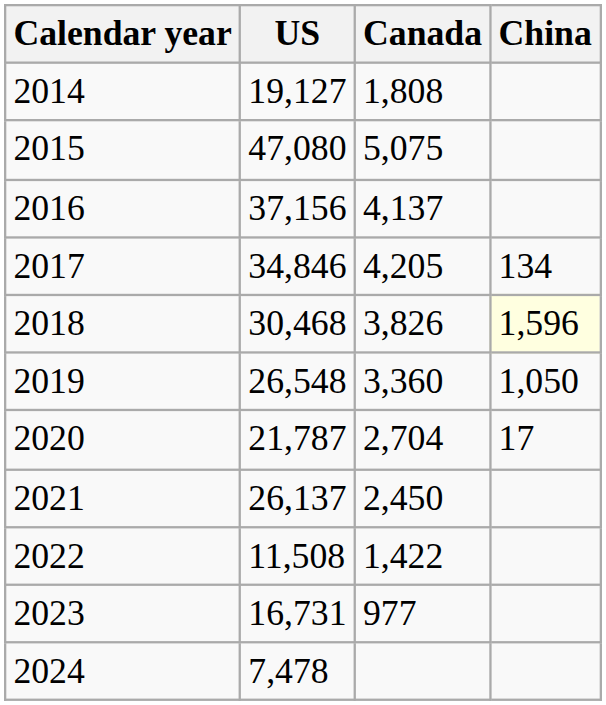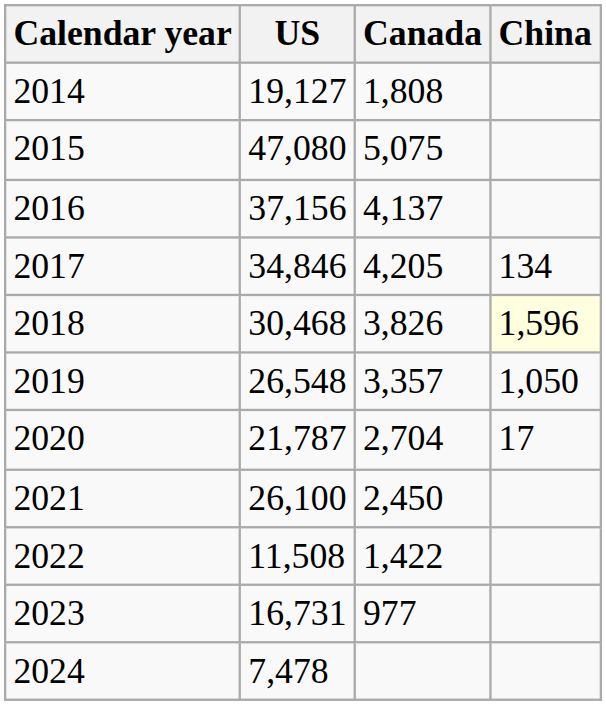(403, 380) 3,360 -> (403, 380) 3,357
(297, 496) 26,137 -> (297, 496) 26,100
